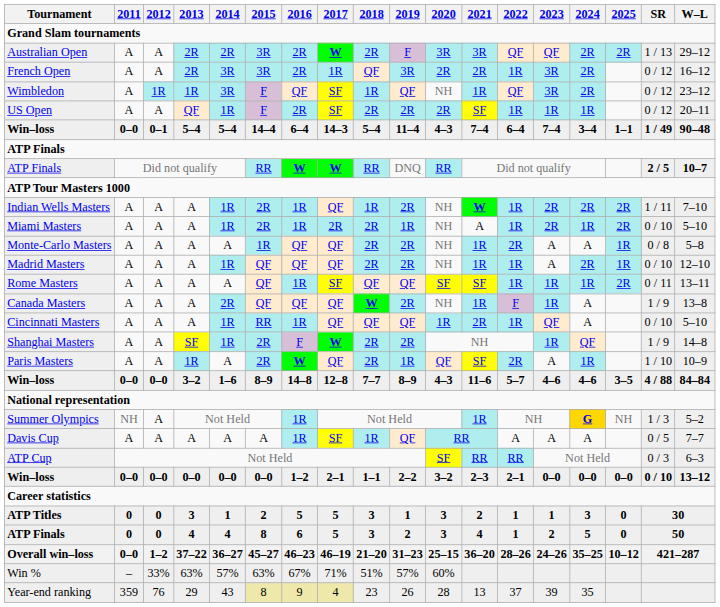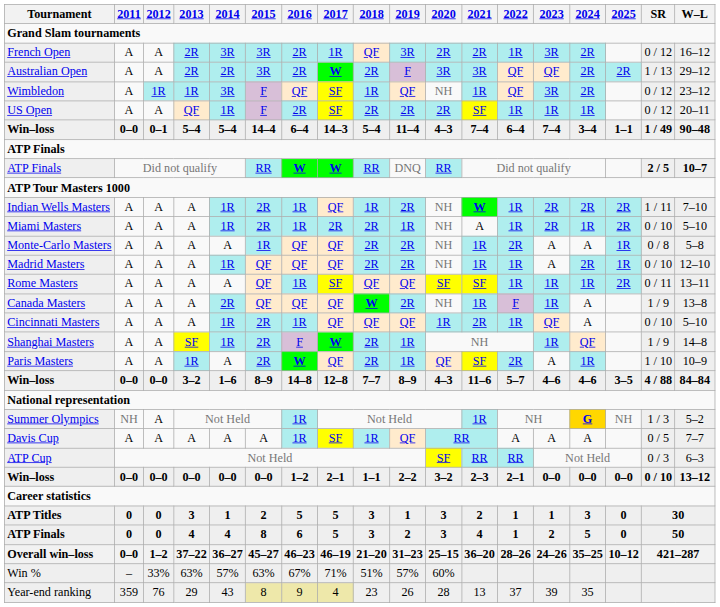rows swapped: (47, 52) <-> (39, 71)
(264, 322) RR -> (264, 322) 2R
(408, 341) 2R -> (408, 341) 1R
